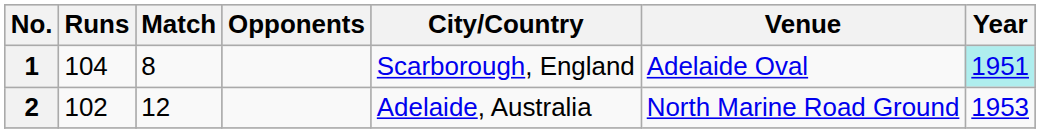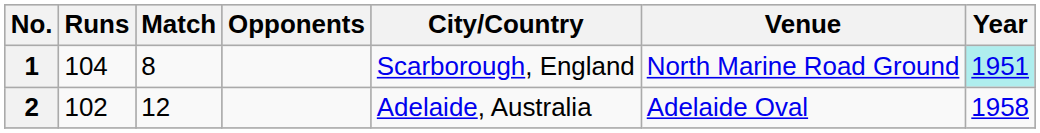(727, 66) Adelaide Oval -> (803, 66) North Marine Road Ground
(803, 107) North Marine Road Ground -> (727, 107) Adelaide Oval
(1000, 107) 1953 -> (1000, 107) 1958
